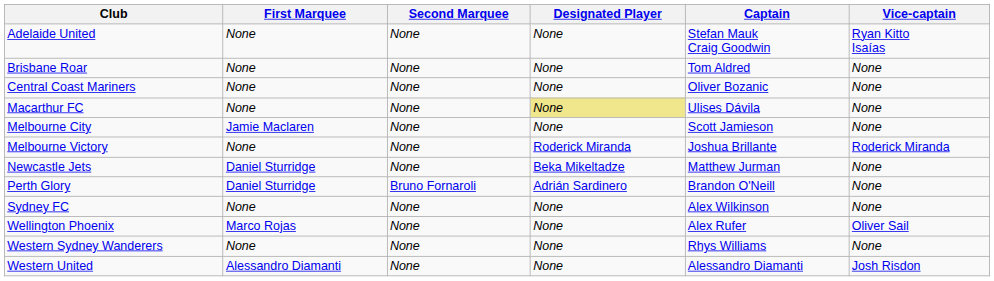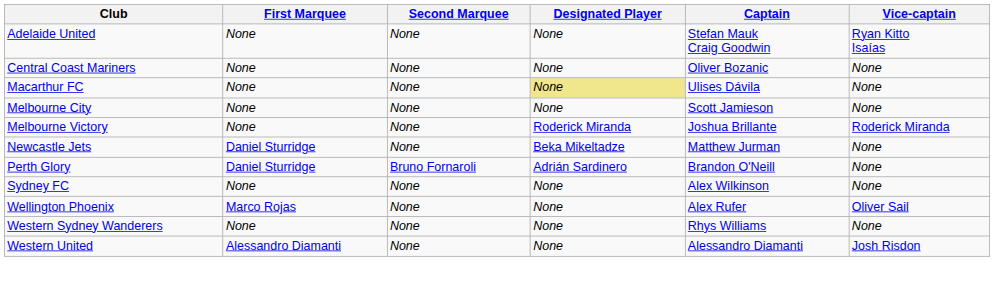- row: (47, 68)
(270, 127) Jamie Maclaren -> (241, 107) None
